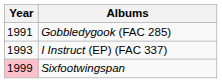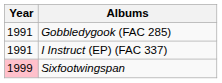(20, 50) 1993 -> (20, 50) 1991
